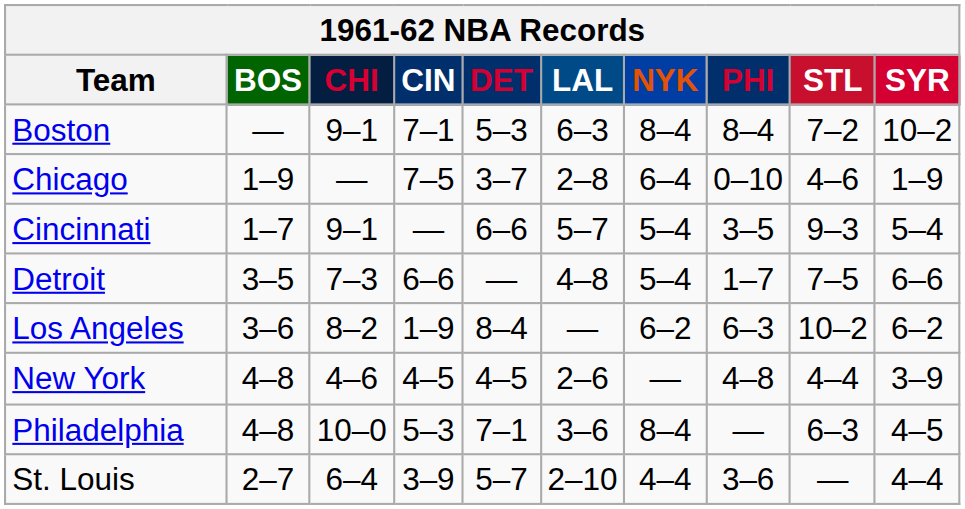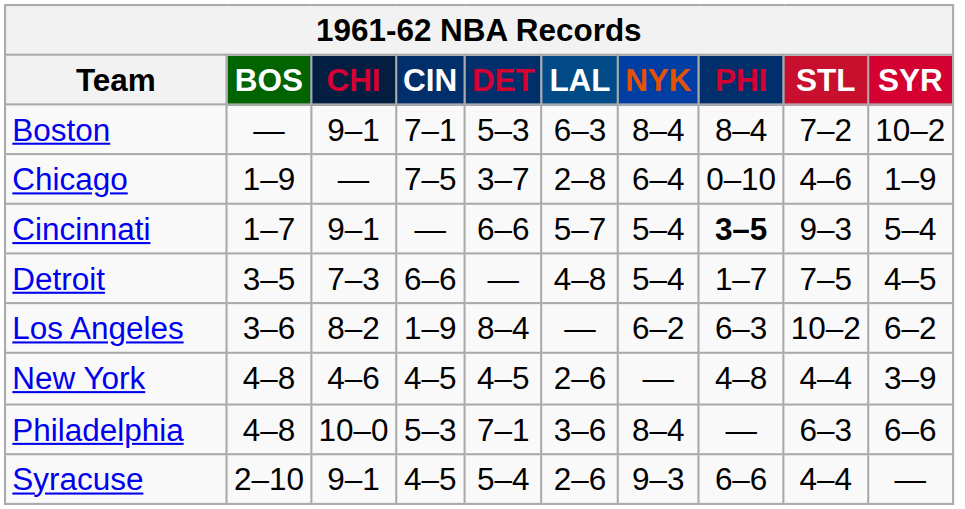(748, 229) normal -> (741, 229) bold
(917, 279) 6–6 -> (910, 279) 4–5
(917, 429) 4–5 -> (910, 429) 6–6
- row: (74, 478)
+ row: (78, 478)
